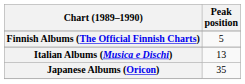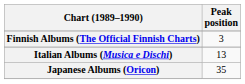(221, 39) 5 -> (221, 39) 3
